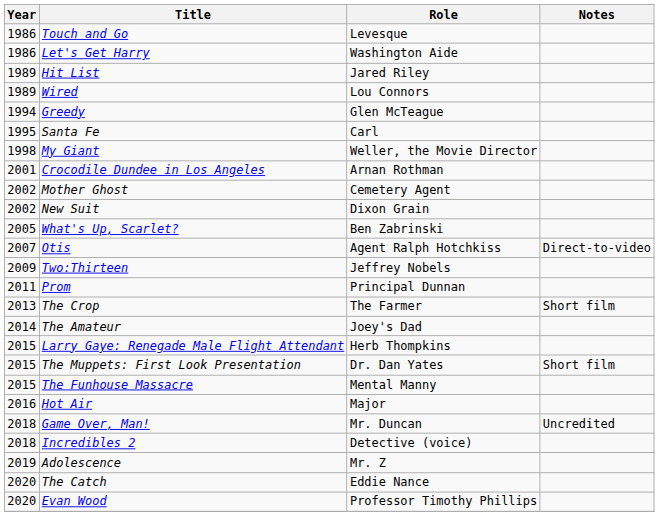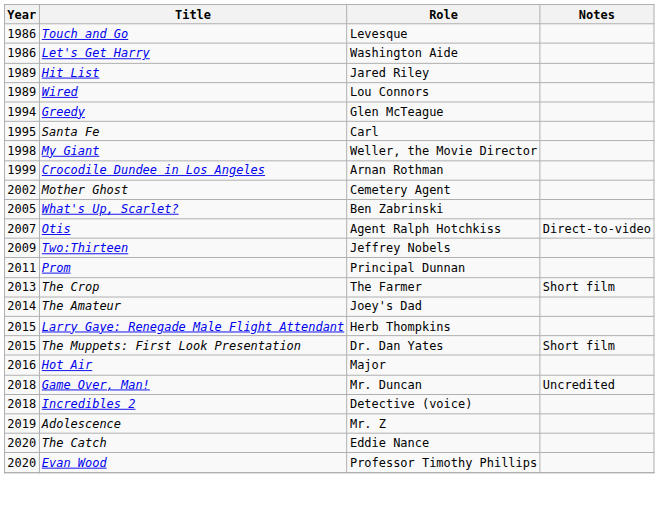(22, 170) 2001 -> (22, 170) 1999
- row: (71, 209)
- row: (117, 385)
